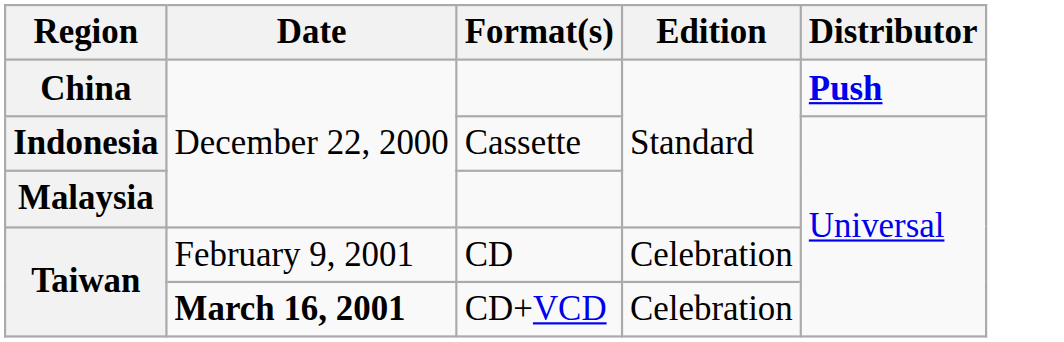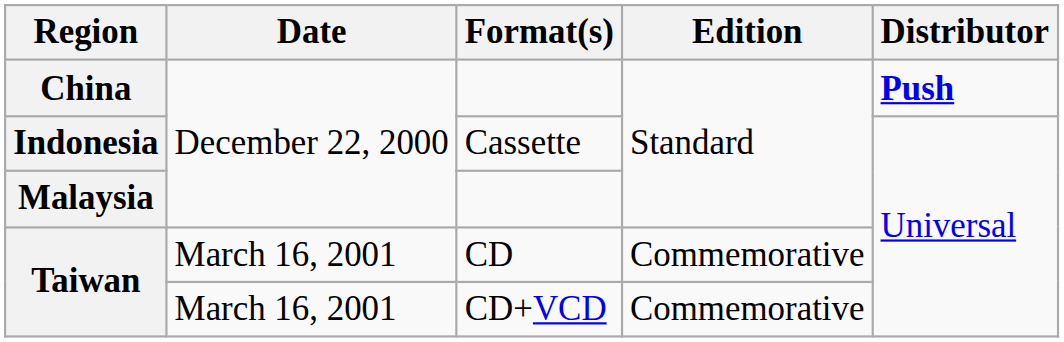(294, 253) February 9, 2001 -> (286, 253) March 16, 2001
(711, 253) Celebration -> (747, 253) Commemorative
(290, 308) bold -> (286, 308) normal
(711, 308) Celebration -> (747, 308) Commemorative
